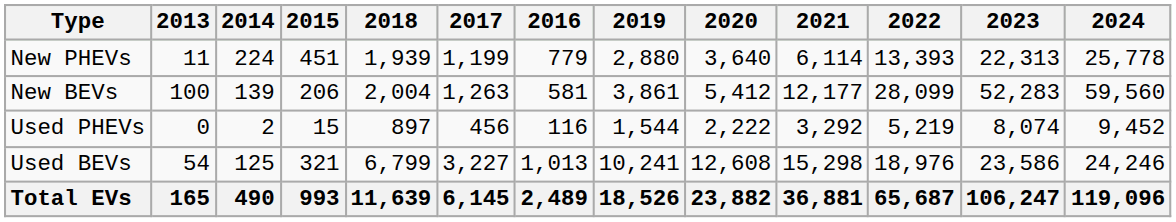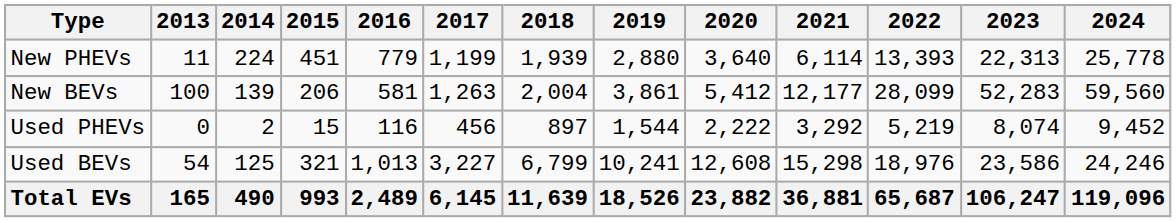columns swapped: (554, 23) <-> (391, 23)
